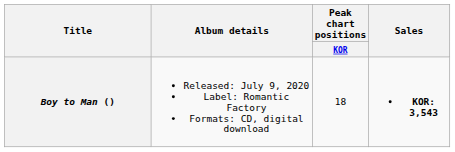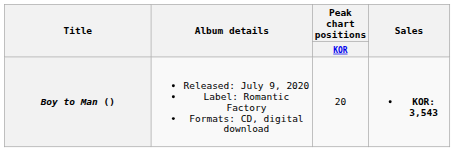(340, 102) 18 -> (340, 102) 20
